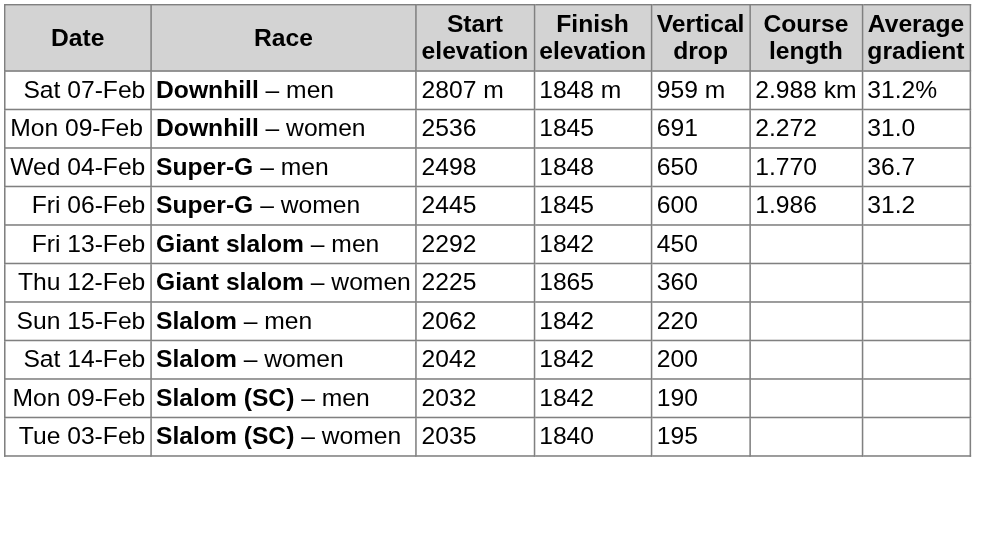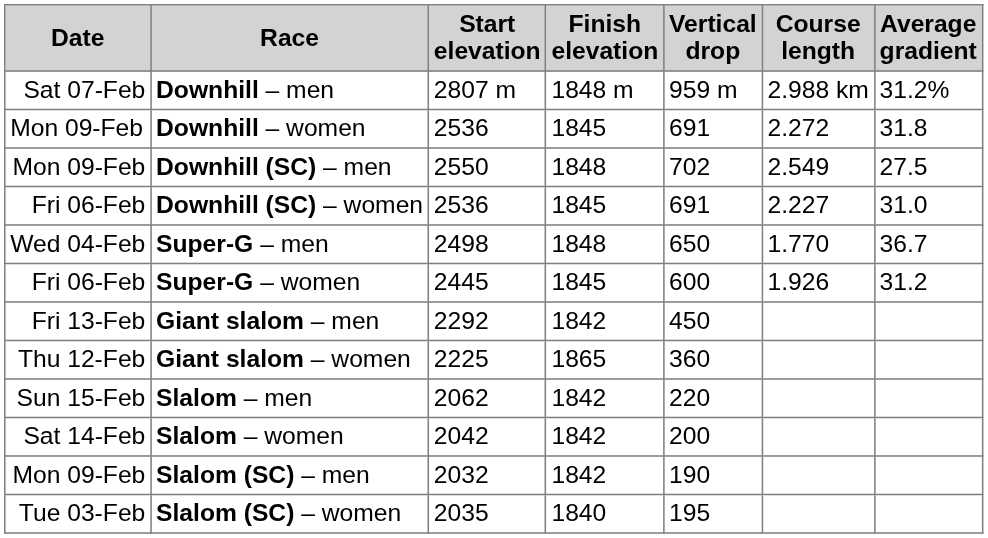(891, 128) 31.0 -> (904, 128) 31.8
+ row: (274, 166)
+ row: (290, 205)
(786, 205) 1.986 -> (798, 282) 1.926
